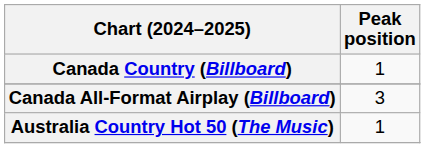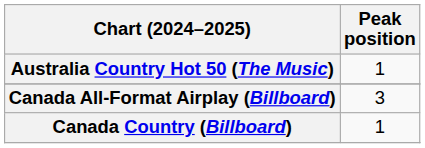rows swapped: (172, 127) <-> (172, 68)
